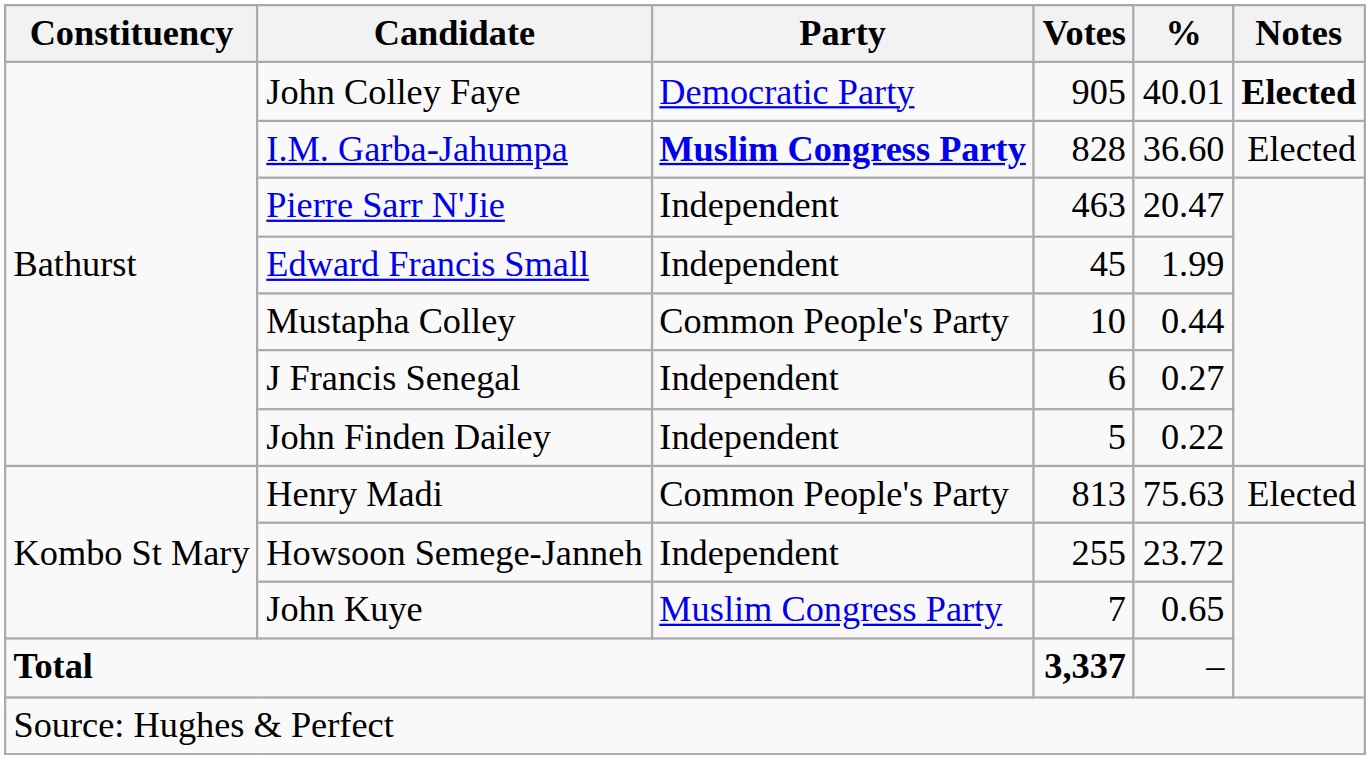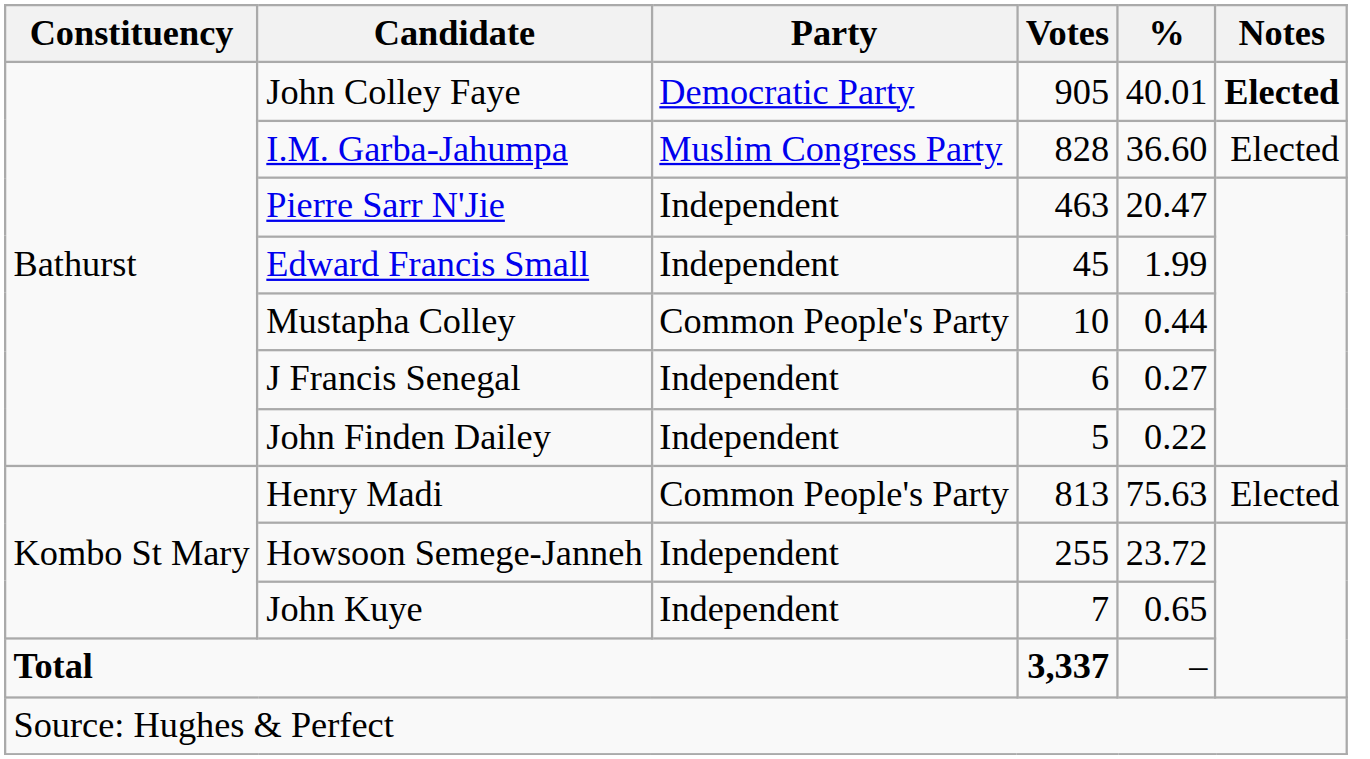(843, 148) bold -> (831, 148) normal
(831, 609) Muslim Congress Party -> (749, 609) Independent
